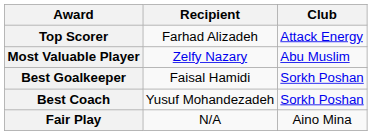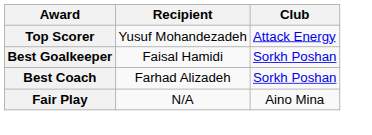(210, 36) Farhad Alizadeh -> (183, 36) Yusuf Mohandezadeh
- row: (74, 57)
(210, 99) Yusuf Mohandezadeh -> (183, 78) Farhad Alizadeh
